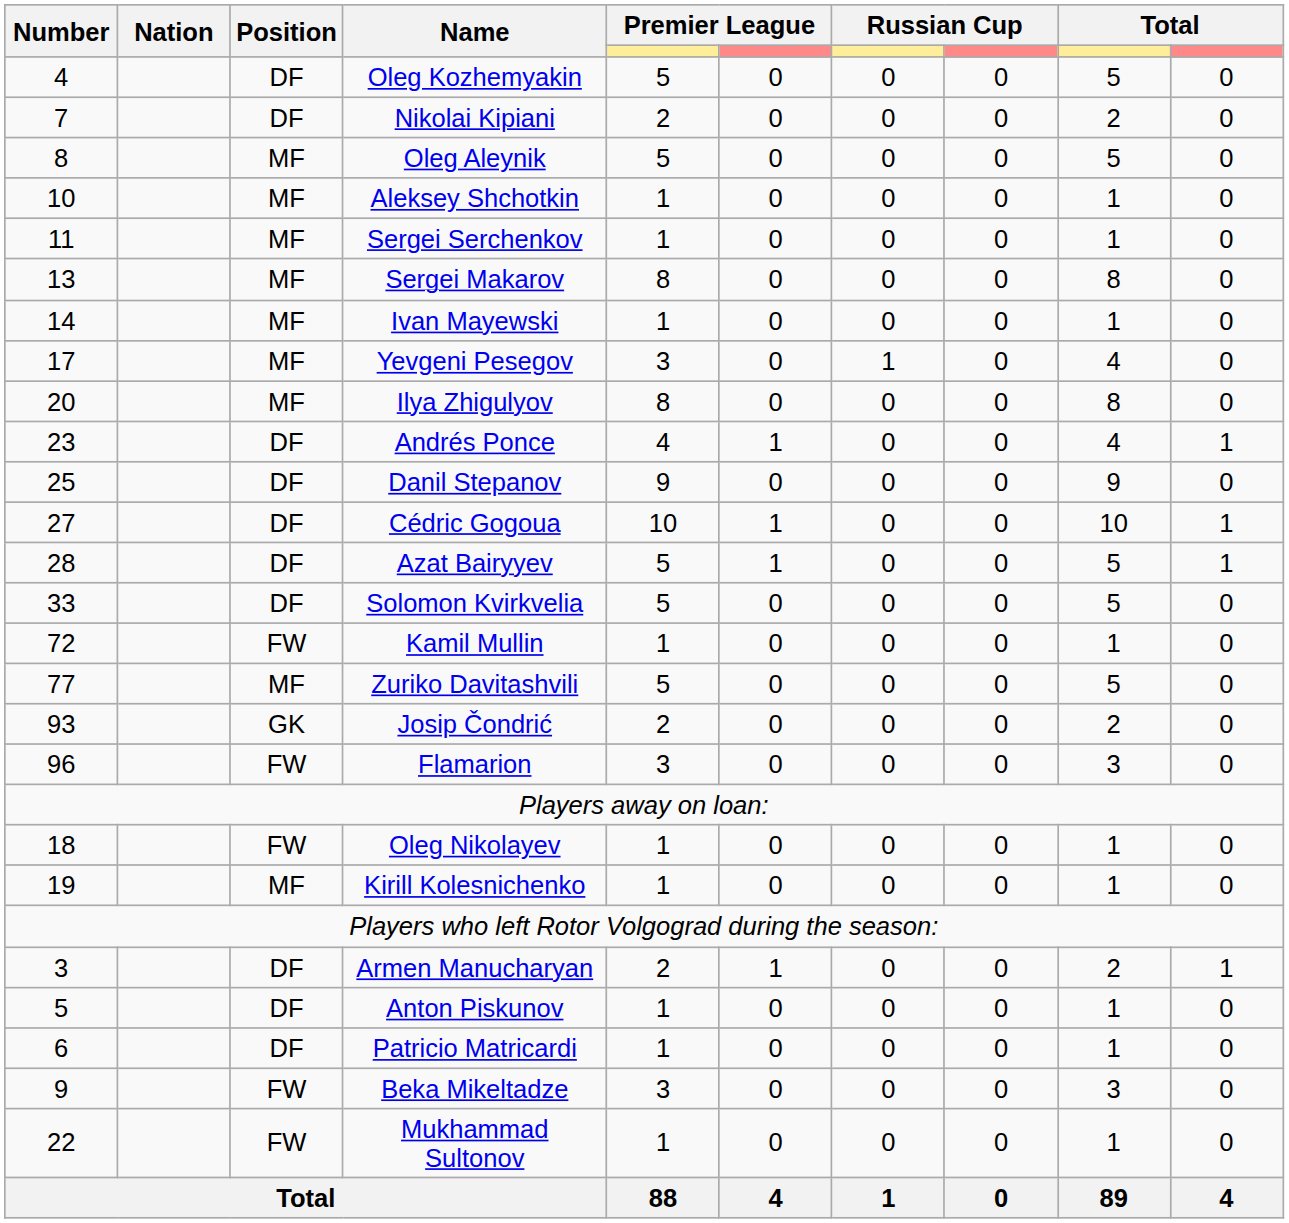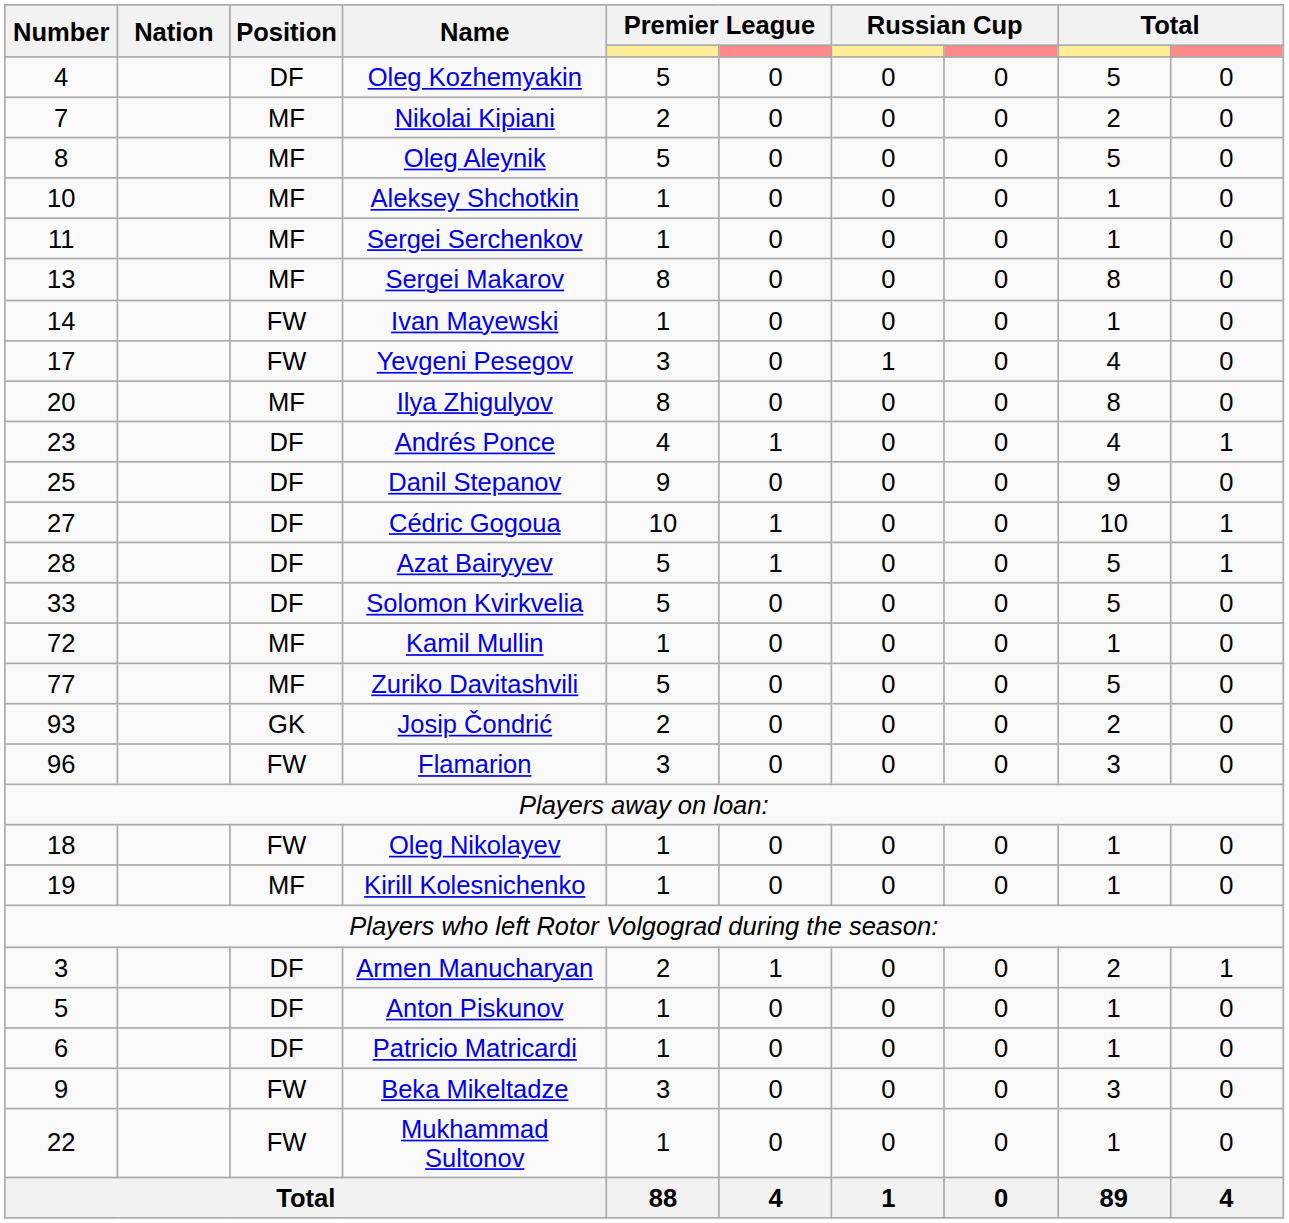(287, 118) DF -> (287, 118) MF
(287, 320) MF -> (287, 320) FW
(287, 361) MF -> (287, 361) FW
(287, 643) FW -> (287, 643) MF
